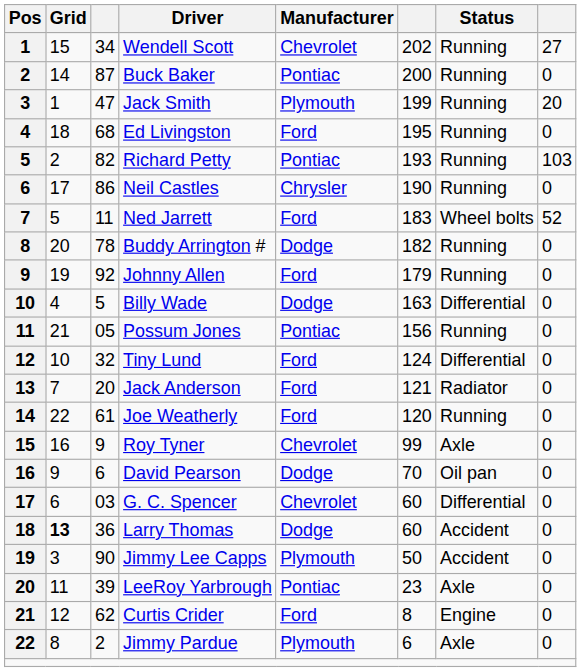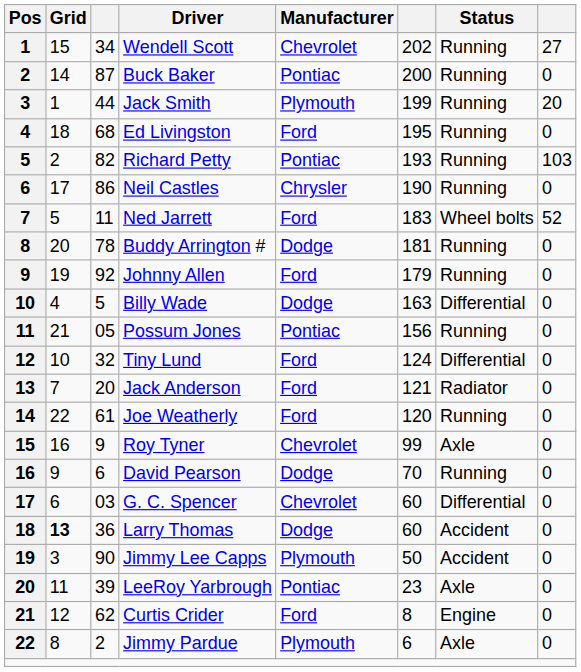(105, 103) 47 -> (105, 103) 44
(417, 246) 182 -> (417, 246) 181
(468, 473) Oil pan -> (473, 473) Running
